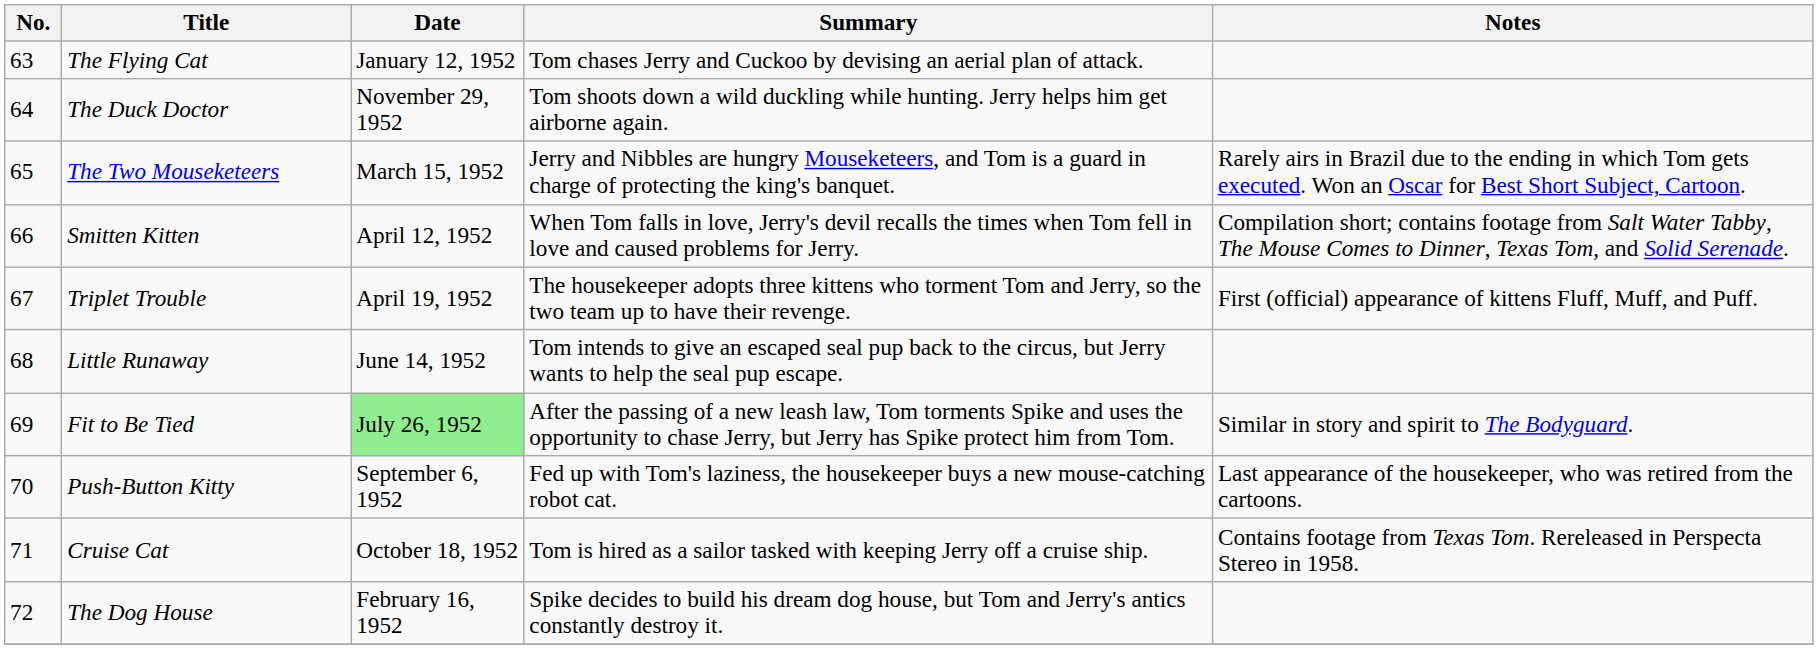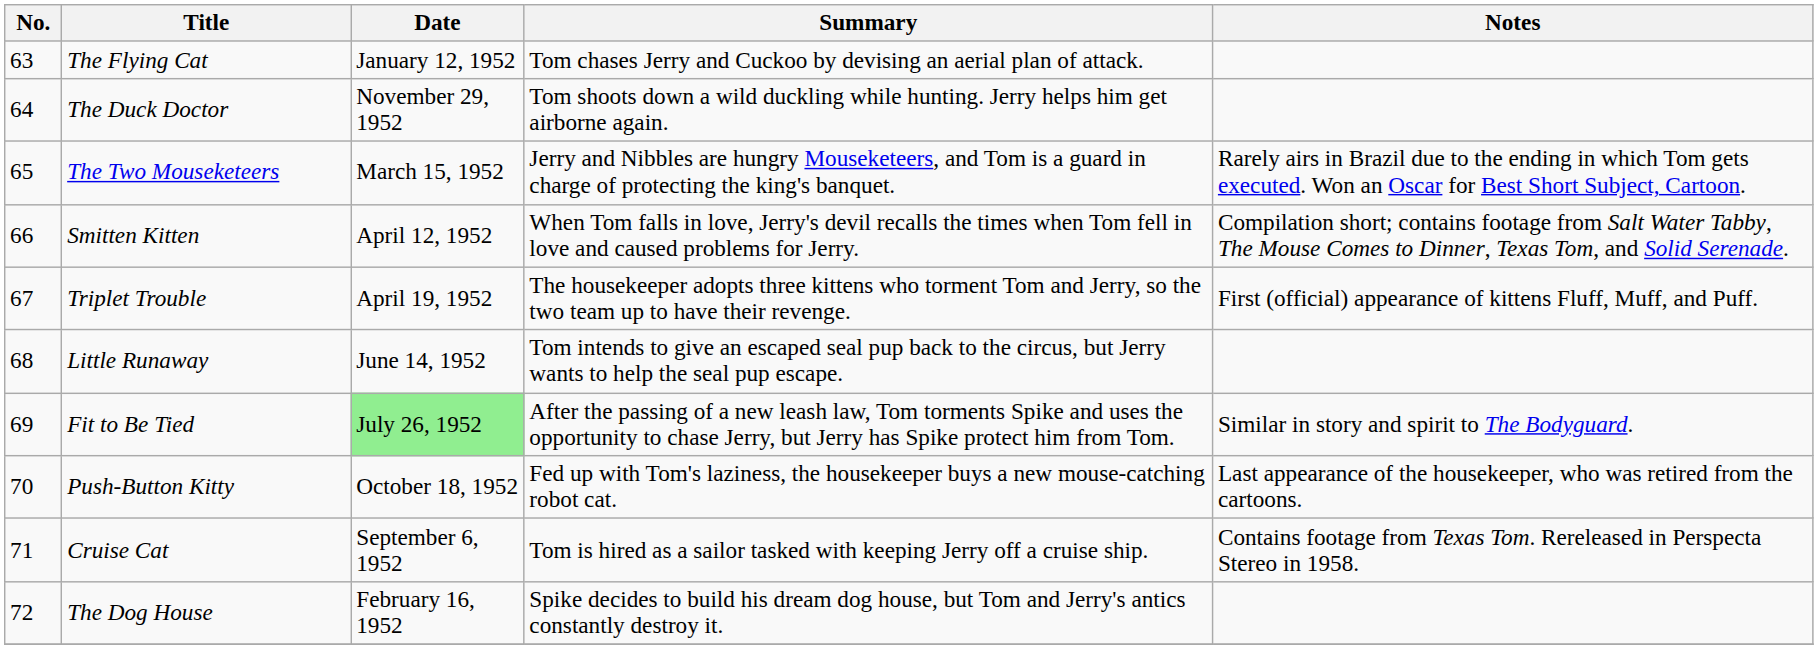(417, 486) September 6, 1952 -> (437, 486) October 18, 1952
(437, 549) October 18, 1952 -> (417, 549) September 6, 1952
